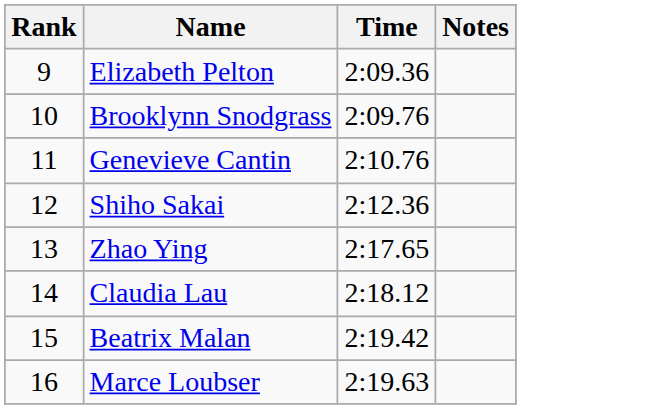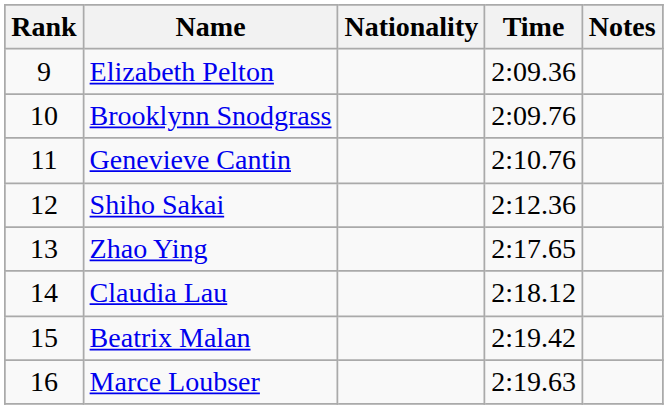+ column: (411, 26)
